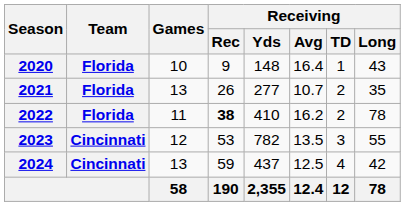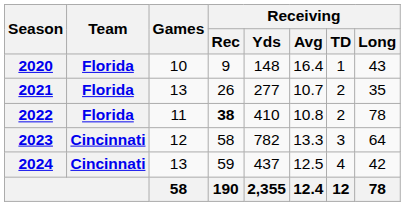(308, 115) 16.2 -> (308, 115) 10.8
(226, 139) 53 -> (226, 139) 58
(308, 139) 13.5 -> (308, 139) 13.3
(377, 139) 55 -> (377, 139) 64
